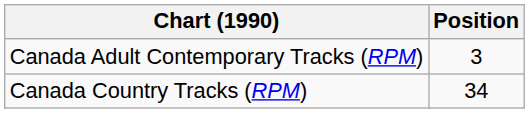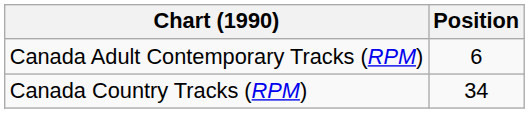(476, 56) 3 -> (476, 56) 6
